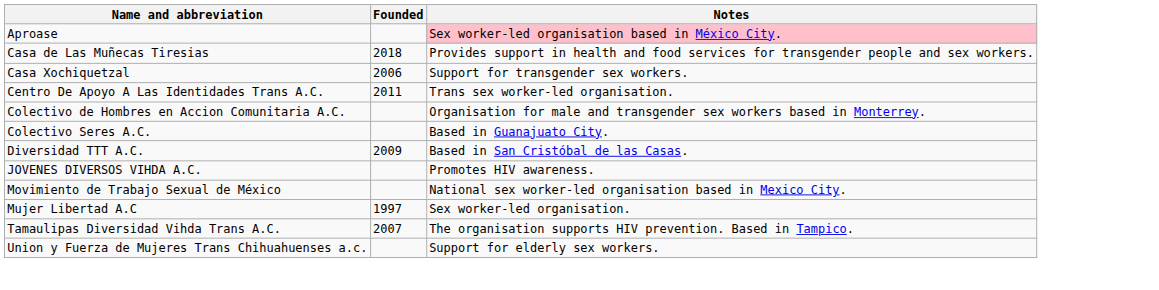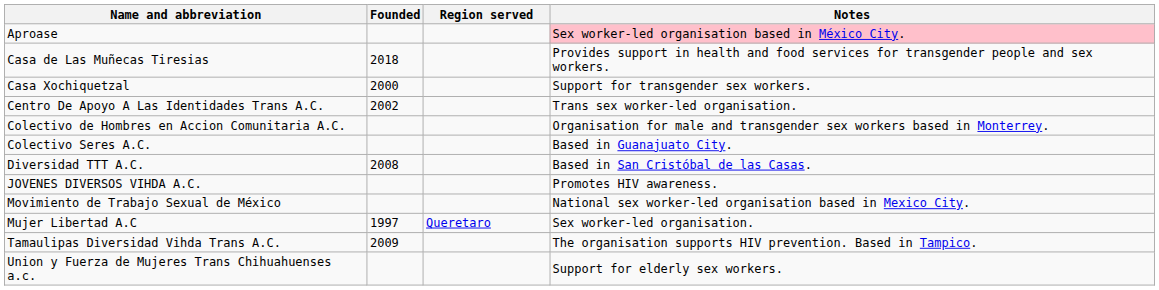+ column: (486, 14)
(387, 73) 2006 -> (384, 86) 2000
(387, 92) 2011 -> (384, 106) 2002
(387, 151) 2009 -> (384, 164) 2008
(387, 229) 2007 -> (384, 242) 2009
